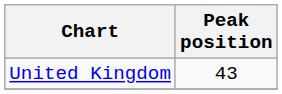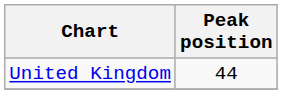(226, 74) 43 -> (226, 74) 44
